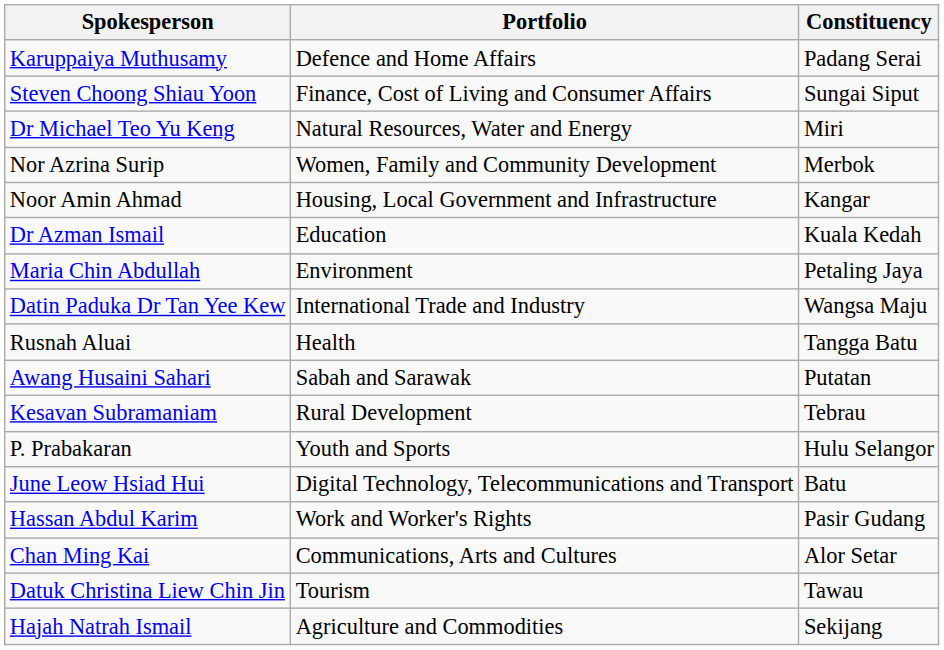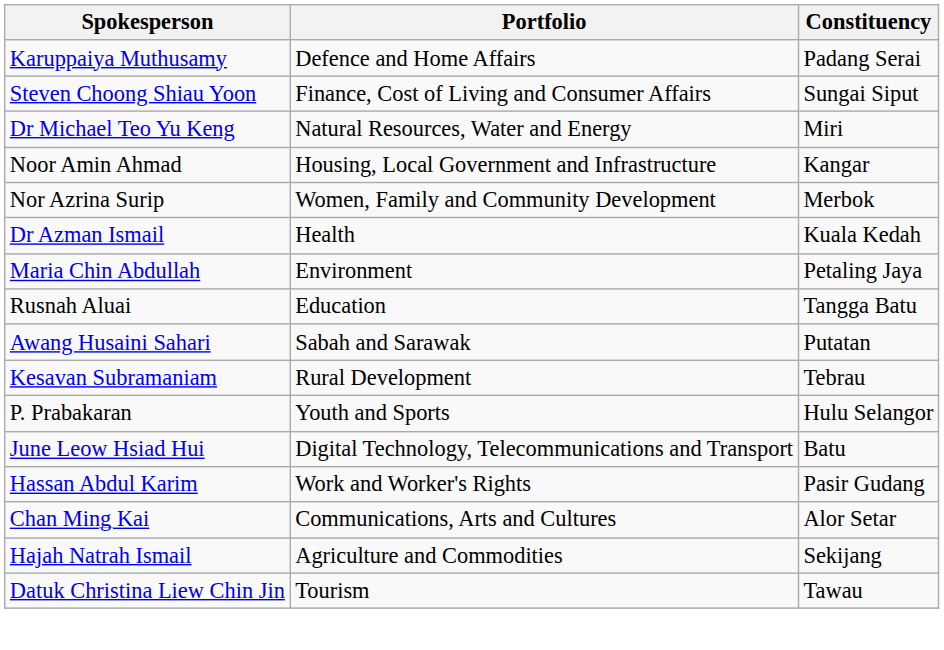rows swapped: (96, 199) <-> (87, 164)
(341, 235) Education -> (325, 235) Health
- row: (148, 306)
(326, 341) Health -> (341, 306) Education
rows swapped: (147, 590) <-> (101, 626)
